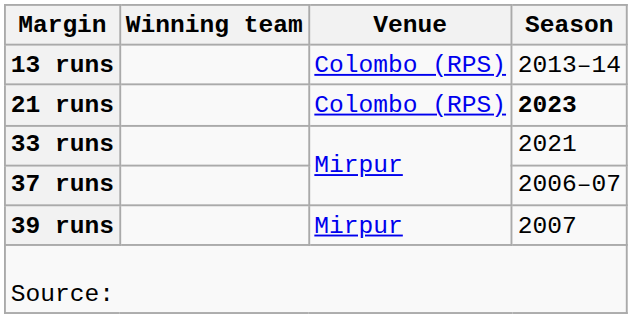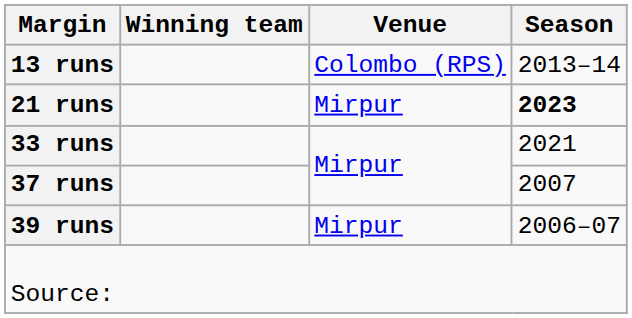(410, 105) Colombo (RPS) -> (359, 105) Mirpur
(569, 185) 2006–07 -> (547, 185) 2007
(547, 225) 2007 -> (569, 225) 2006–07
